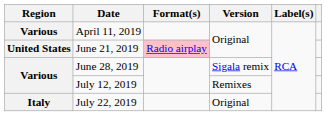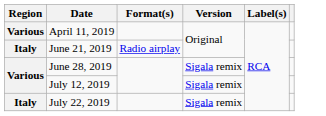(39, 48) United States -> (25, 48) Italy
(177, 48) pink background -> (150, 48) no background
(232, 84) Remixes -> (214, 84) Sigala remix
(231, 102) Original -> (214, 102) Sigala remix
